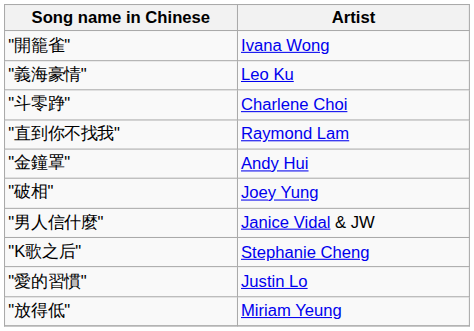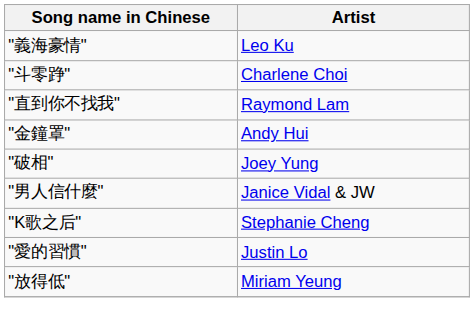- row: (39, 45)
